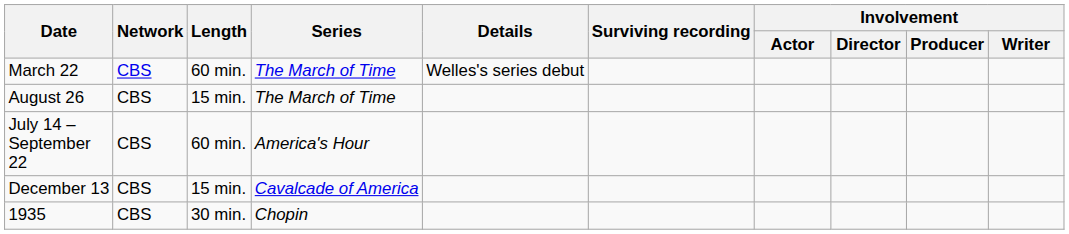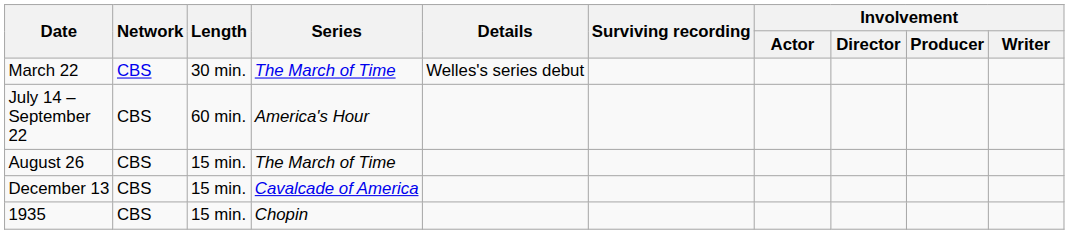(219, 71) 60 min. -> (219, 71) 30 min.
rows swapped: (49, 143) <-> (46, 97)
(219, 215) 30 min. -> (219, 215) 15 min.
